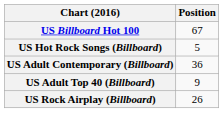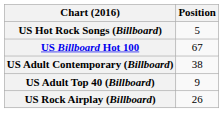rows swapped: (90, 30) <-> (90, 47)
(197, 64) 36 -> (197, 64) 38
